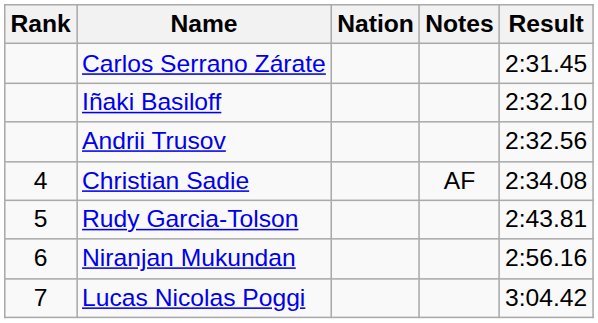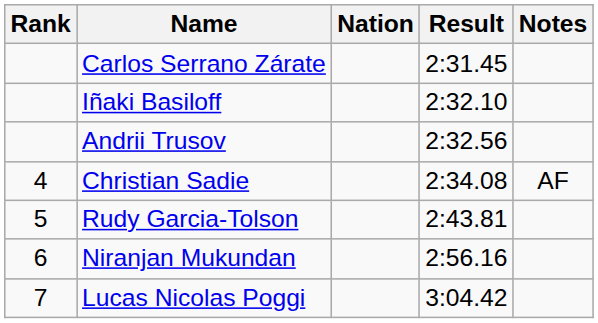columns swapped: (546, 24) <-> (459, 24)
